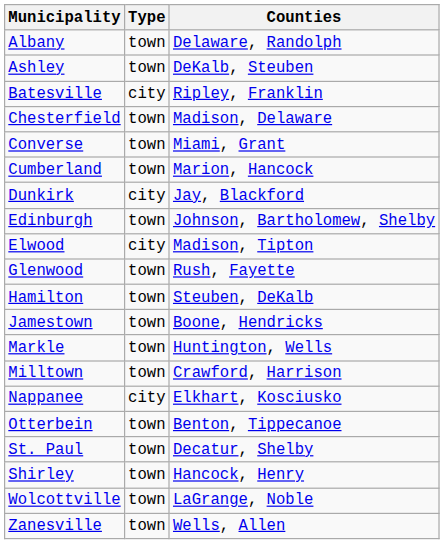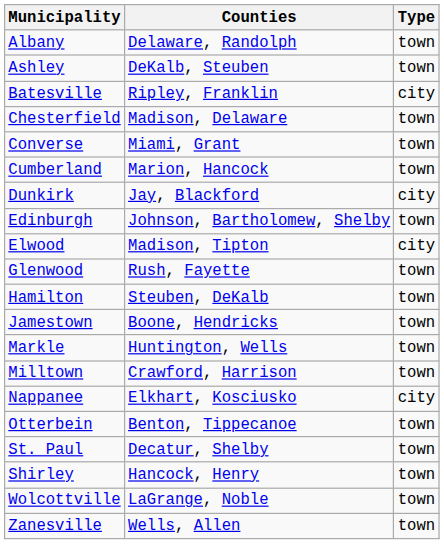columns swapped: (147, 17) <-> (304, 17)
